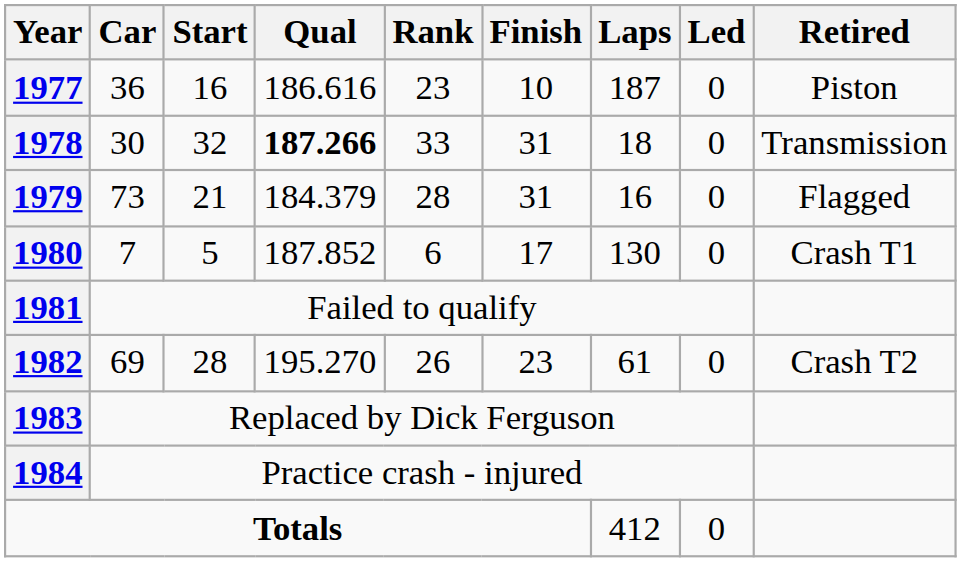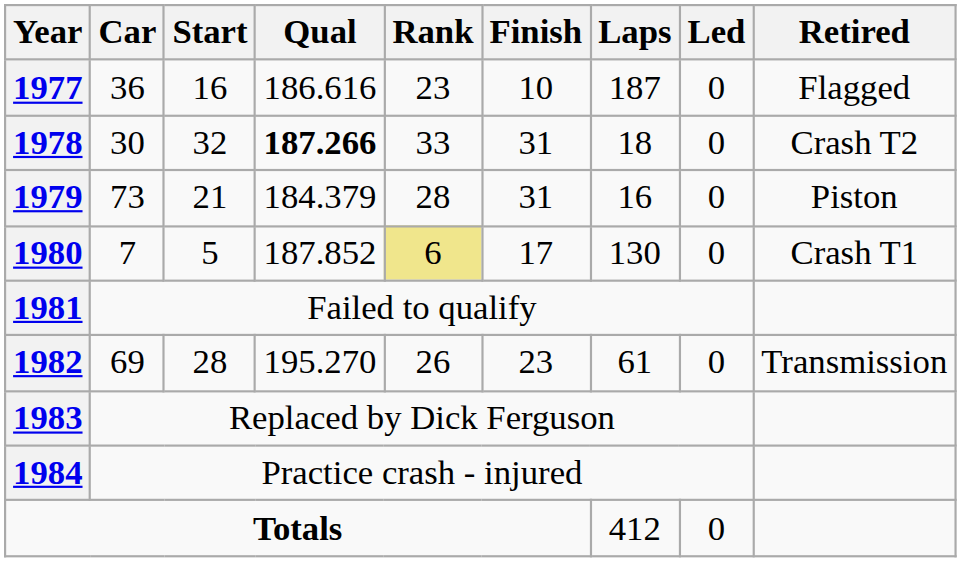(854, 87) Piston -> (854, 87) Flagged
(854, 142) Transmission -> (854, 142) Crash T2
(854, 197) Flagged -> (854, 197) Piston
(433, 252) no background -> (433, 252) khaki background
(854, 362) Crash T2 -> (854, 362) Transmission
